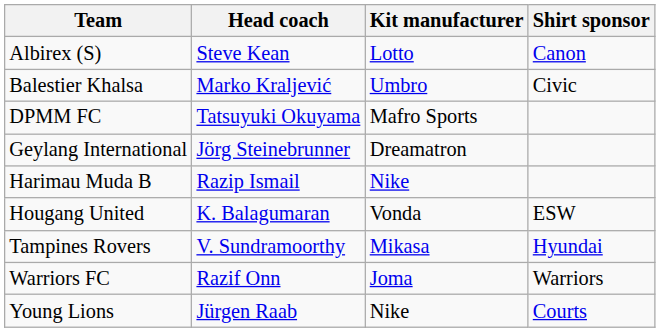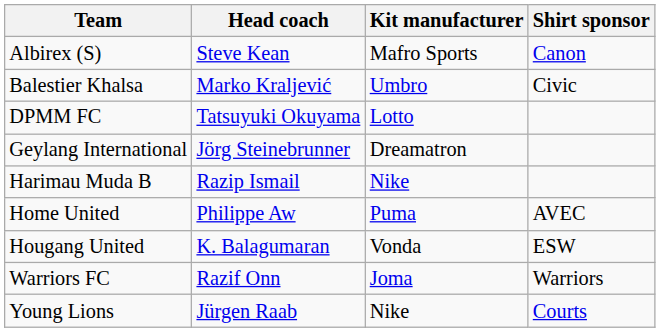(392, 52) Lotto -> (424, 52) Mafro Sports
(424, 117) Mafro Sports -> (392, 117) Lotto
+ row: (64, 213)
- row: (80, 246)
